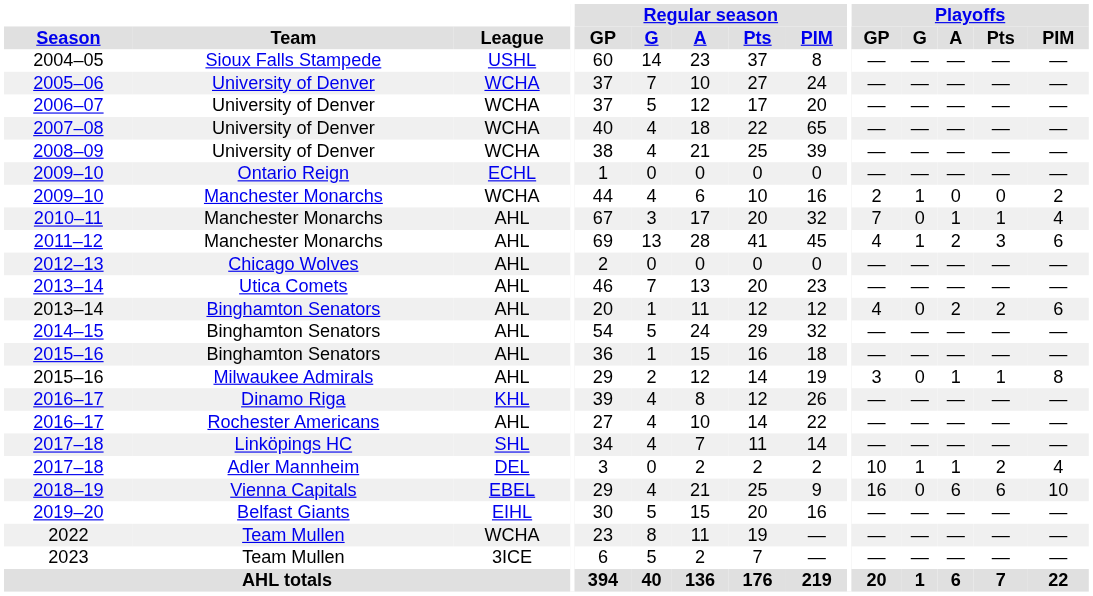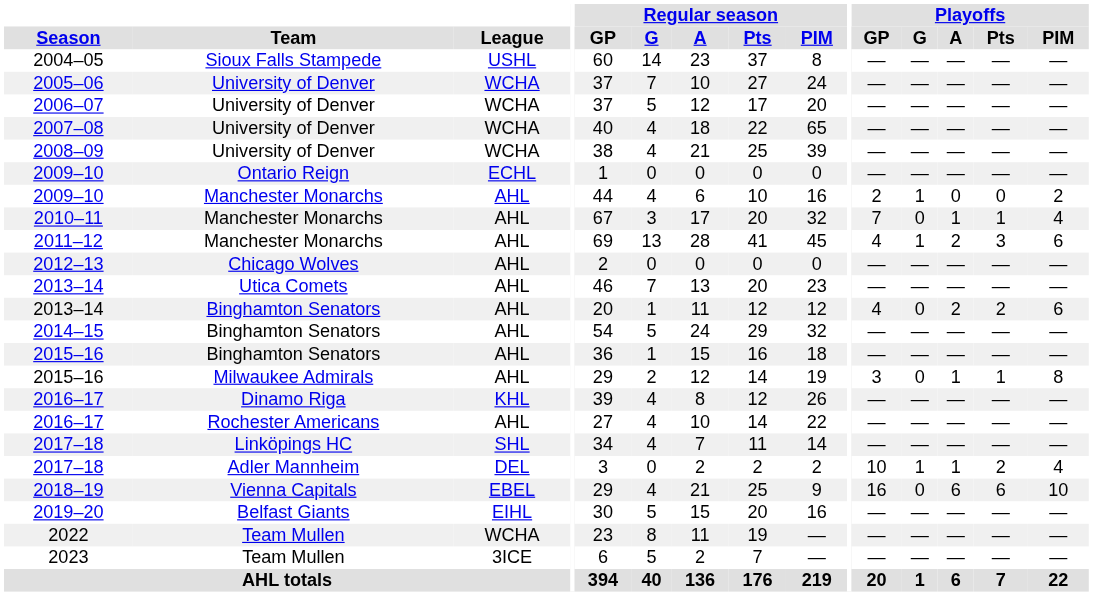(512, 196) WCHA -> (512, 196) AHL
